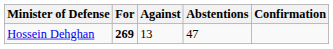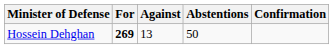(192, 33) 47 -> (192, 33) 50
